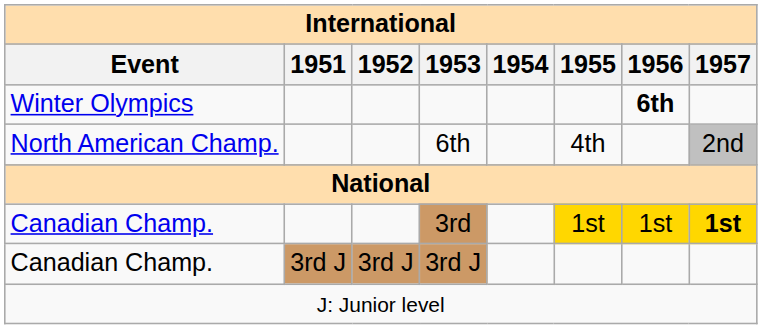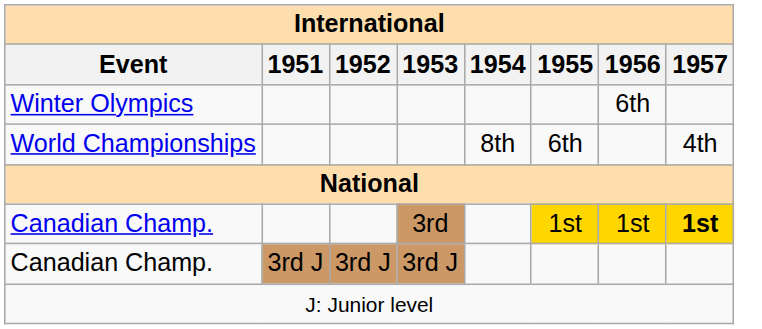(655, 104) bold -> (633, 104) normal
+ row: (133, 143)
- row: (145, 143)
